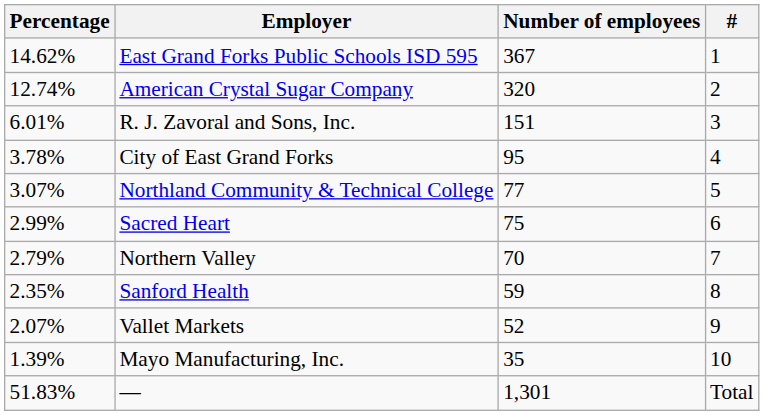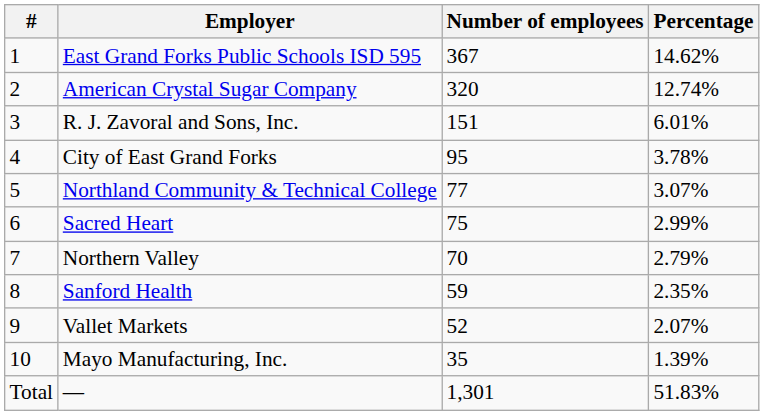columns swapped: (732, 21) <-> (60, 21)
